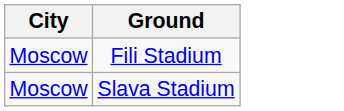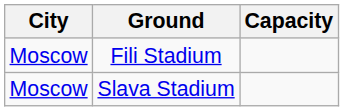+ column: (289, 21)
